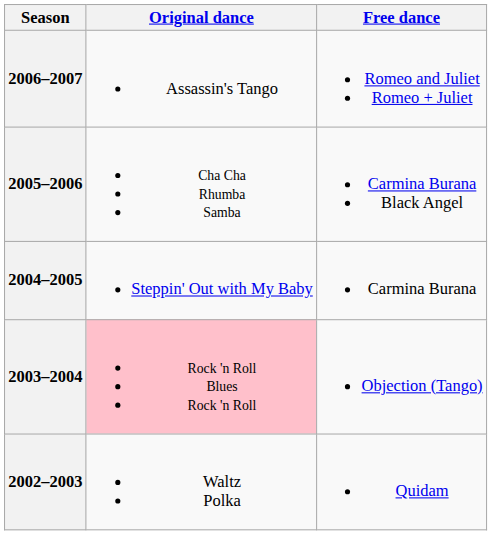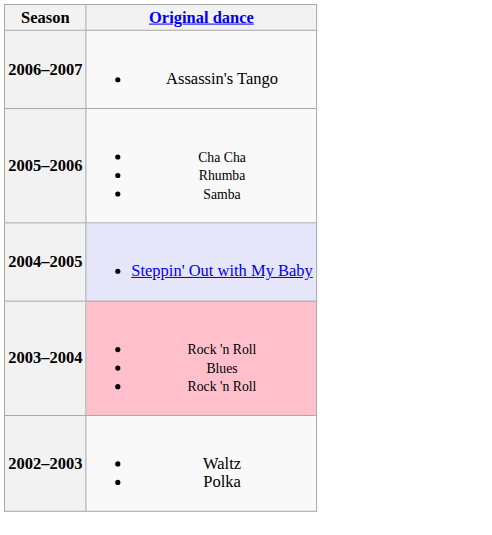- column: (401, 17)
(201, 290) no background -> (201, 271) lavender background
